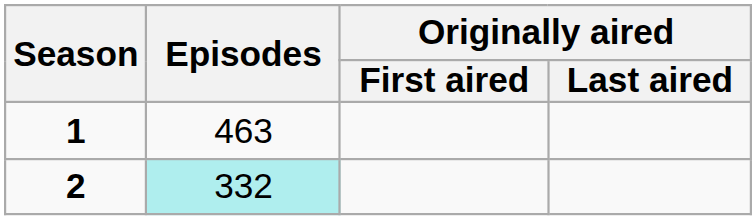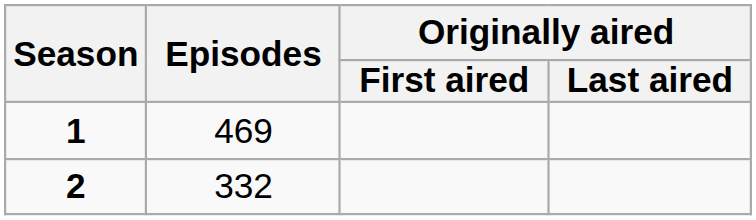(244, 130) 463 -> (244, 130) 469
(244, 185) paleturquoise background -> (244, 185) no background
